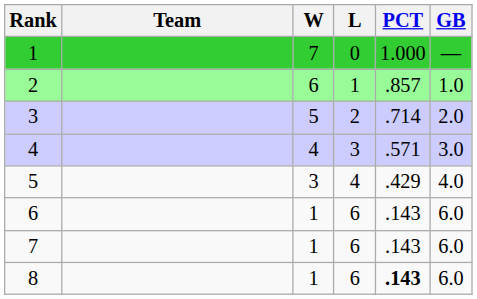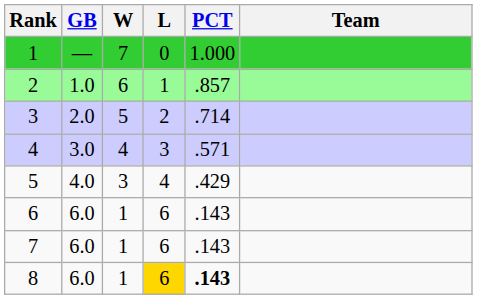columns swapped: (177, 20) <-> (451, 20)
(355, 278) no background -> (164, 278) gold background
